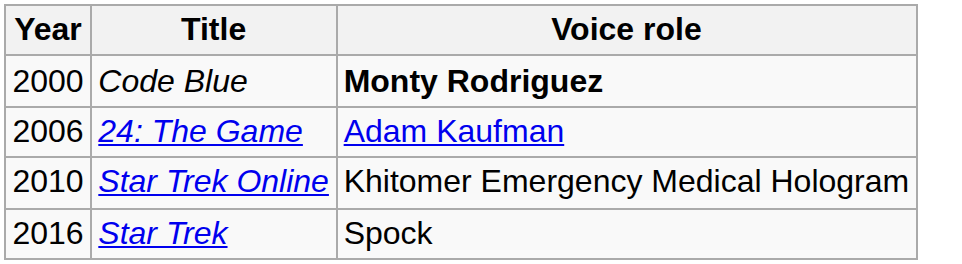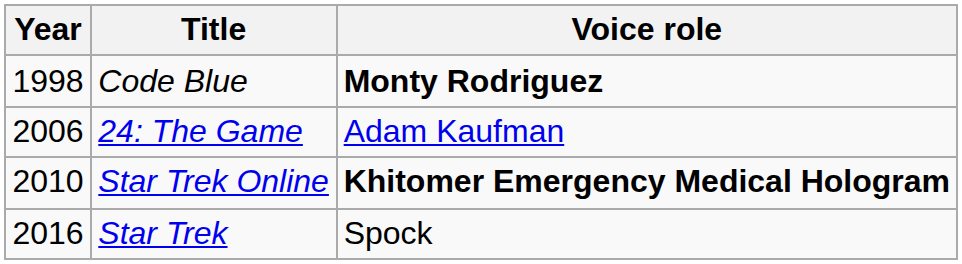(48, 80) 2000 -> (48, 80) 1998
(626, 182) normal -> (647, 182) bold
